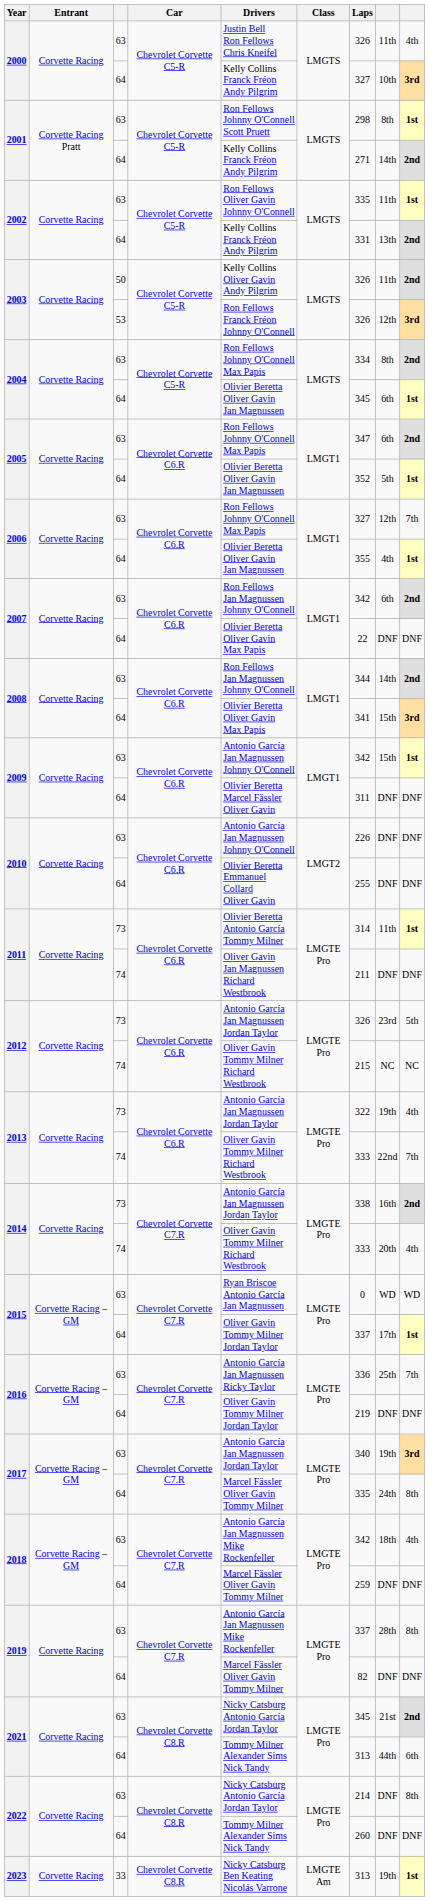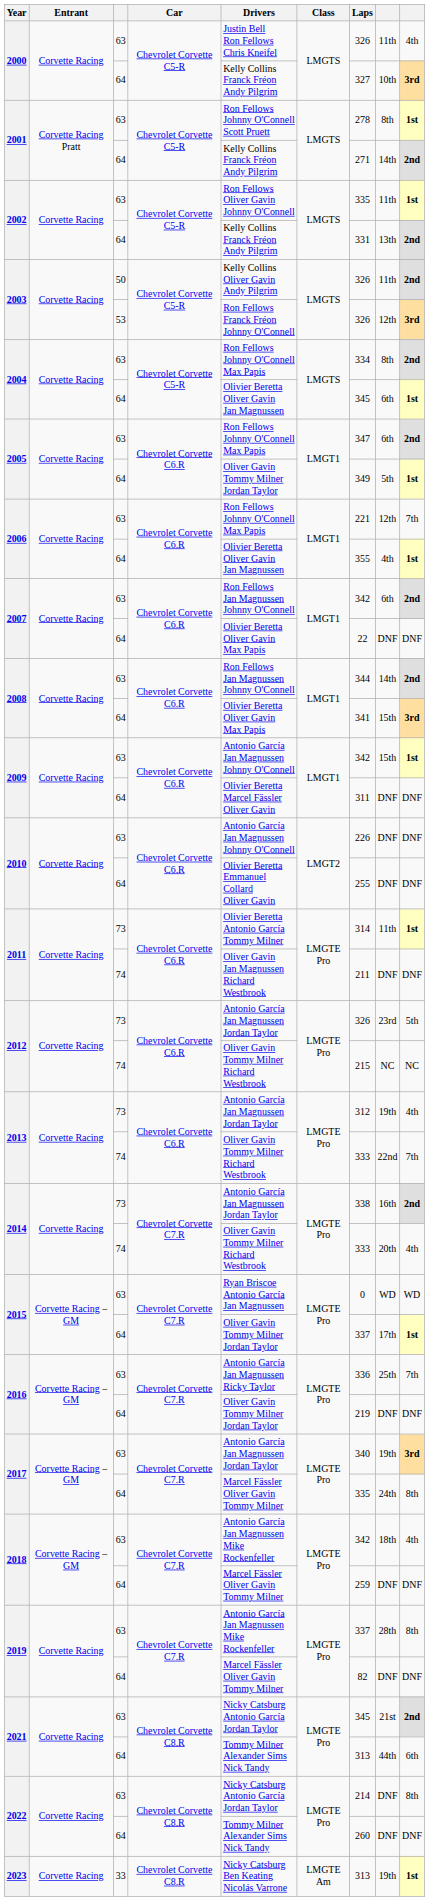(362, 120) 298 -> (362, 120) 278
(254, 479) Olivier Beretta Oliver Gavin Jan Magnussen -> (253, 479) Oliver Gavin Tommy Milner Jordan Taylor
(362, 479) 352 -> (362, 479) 349
(362, 519) 327 -> (362, 519) 221
(362, 1112) 322 -> (362, 1112) 312
